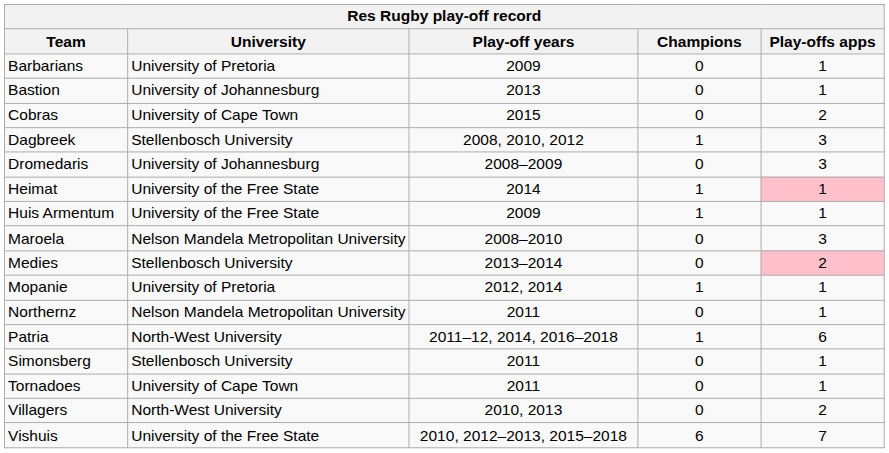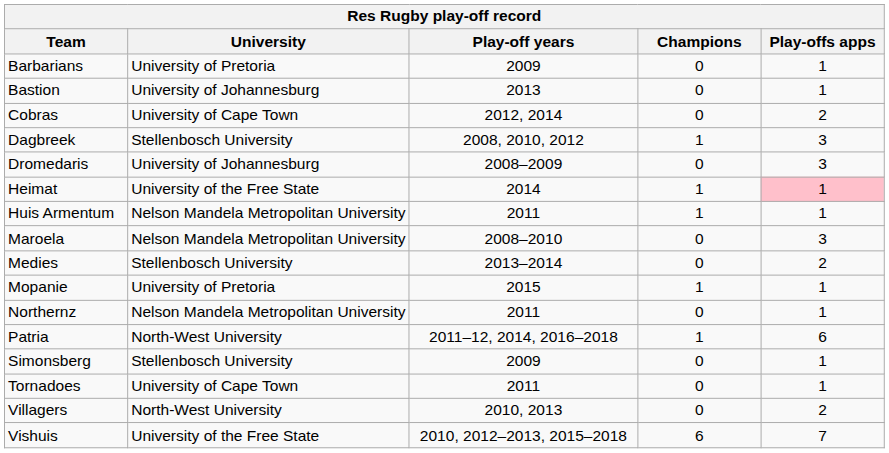(523, 115) 2015 -> (523, 115) 2012, 2014
(225, 213) University of the Free State -> (268, 213) Nelson Mandela Metropolitan University
(523, 213) 2009 -> (523, 213) 2011
(822, 262) pink background -> (822, 262) no background
(523, 287) 2012, 2014 -> (523, 287) 2015
(523, 361) 2011 -> (523, 361) 2009
